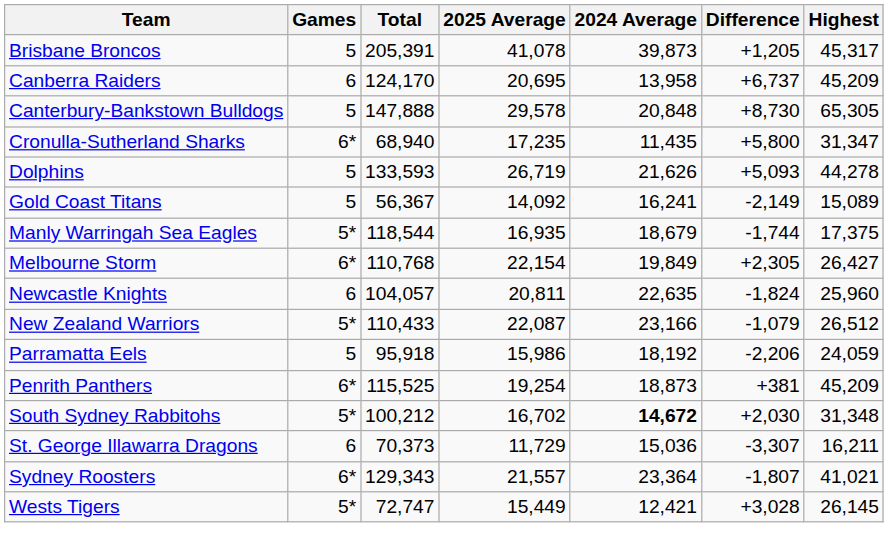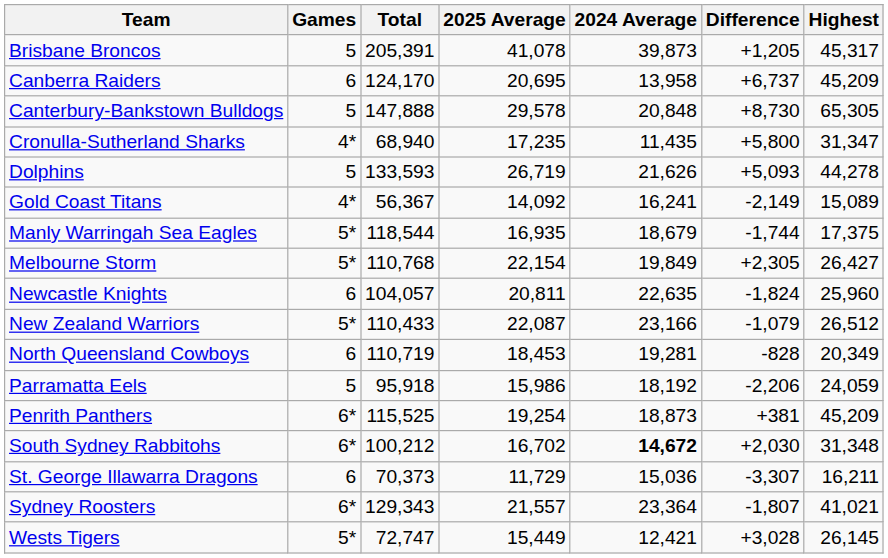(347, 141) 6* -> (347, 141) 4*
(351, 202) 5 -> (347, 202) 4*
(347, 263) 6* -> (347, 263) 5*
+ row: (129, 354)
(347, 415) 5* -> (347, 446) 6*
